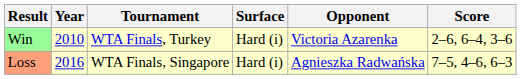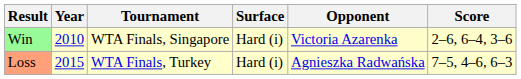(151, 39) WTA Finals, Turkey -> (160, 39) WTA Finals, Singapore
(69, 62) 2016 -> (69, 62) 2015
(160, 62) WTA Finals, Singapore -> (151, 62) WTA Finals, Turkey
